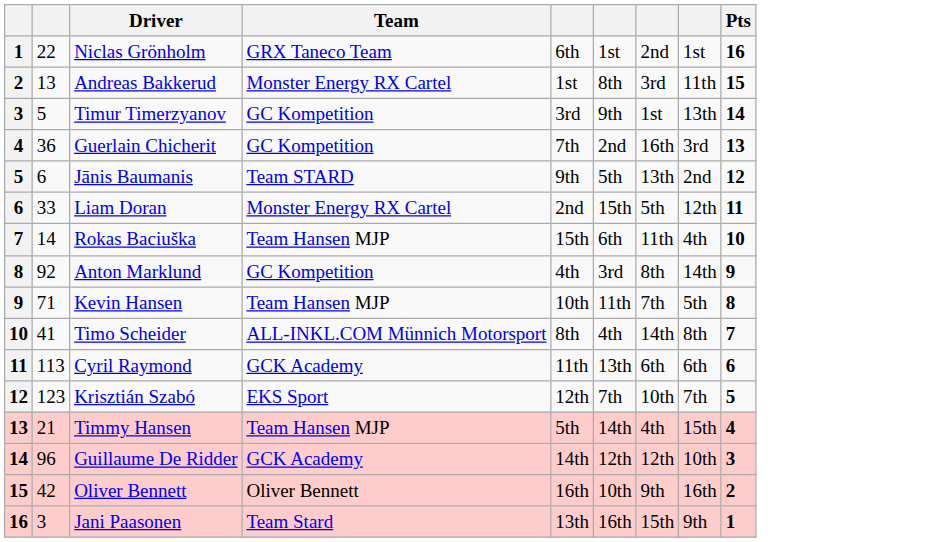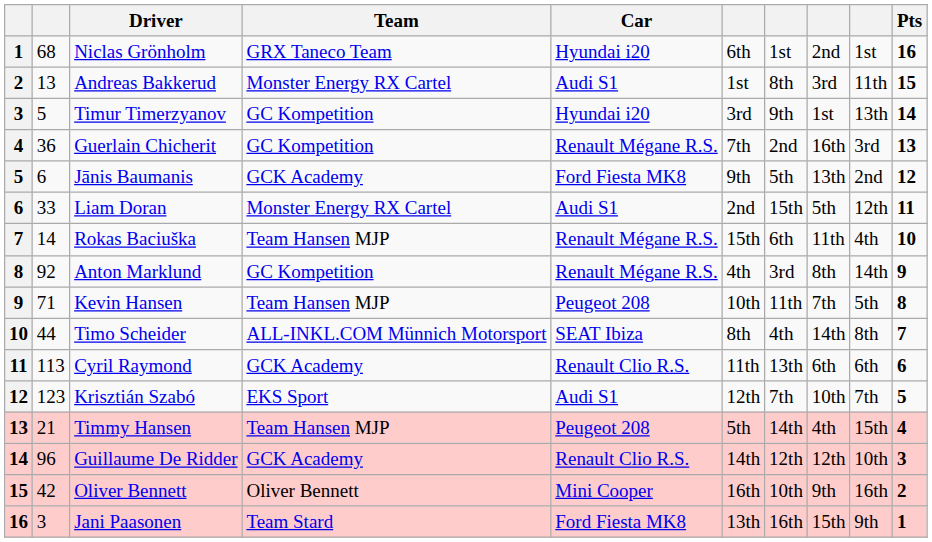+ column: (636, 20)
(46, 51) 22 -> (46, 51) 68
(300, 176) Team STARD -> (305, 176) GCK Academy
(46, 333) 41 -> (46, 333) 44
